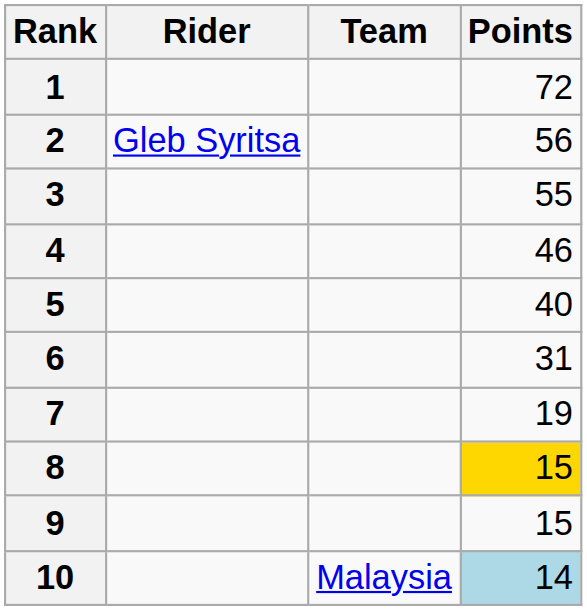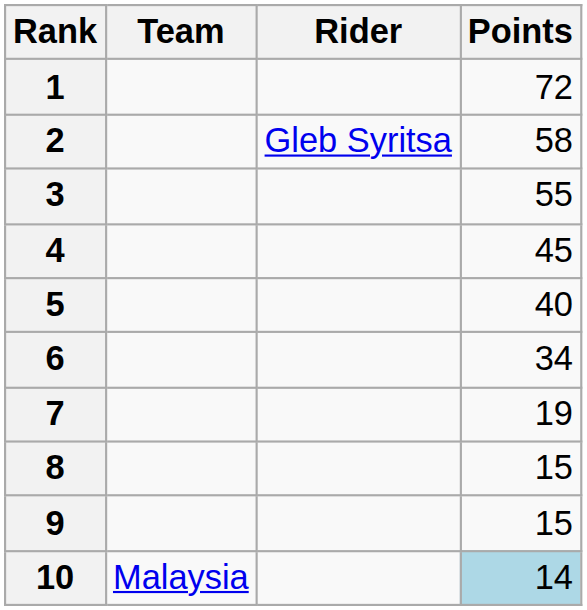columns swapped: (207, 31) <-> (384, 31)
(554, 140) 56 -> (554, 140) 58
(554, 250) 46 -> (554, 250) 45
(554, 359) 31 -> (554, 359) 34
(554, 468) gold background -> (554, 468) no background
